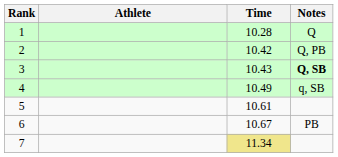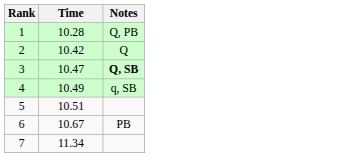- column: (133, 13)
(312, 32) Q -> (124, 32) Q, PB
(312, 50) Q, PB -> (124, 50) Q
(259, 69) 10.43 -> (71, 69) 10.47
(259, 106) 10.61 -> (71, 106) 10.51
(259, 143) khaki background -> (71, 143) no background
